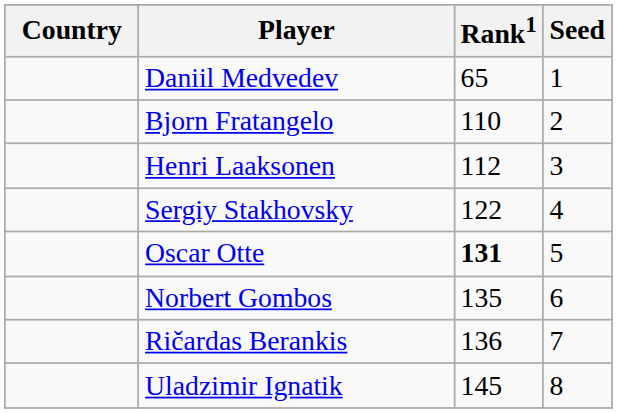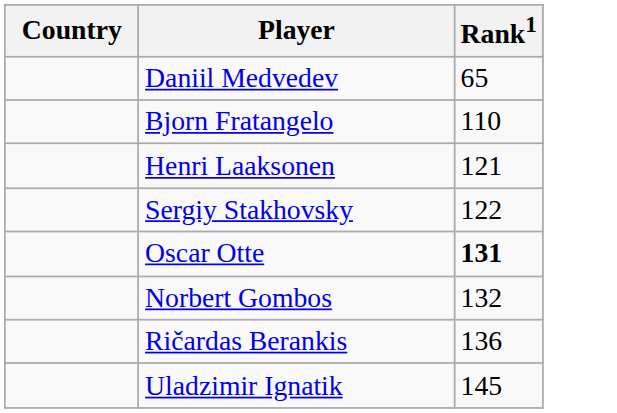- column: (577, 30)
(481, 165) 112 -> (481, 165) 121
(481, 297) 135 -> (481, 297) 132
